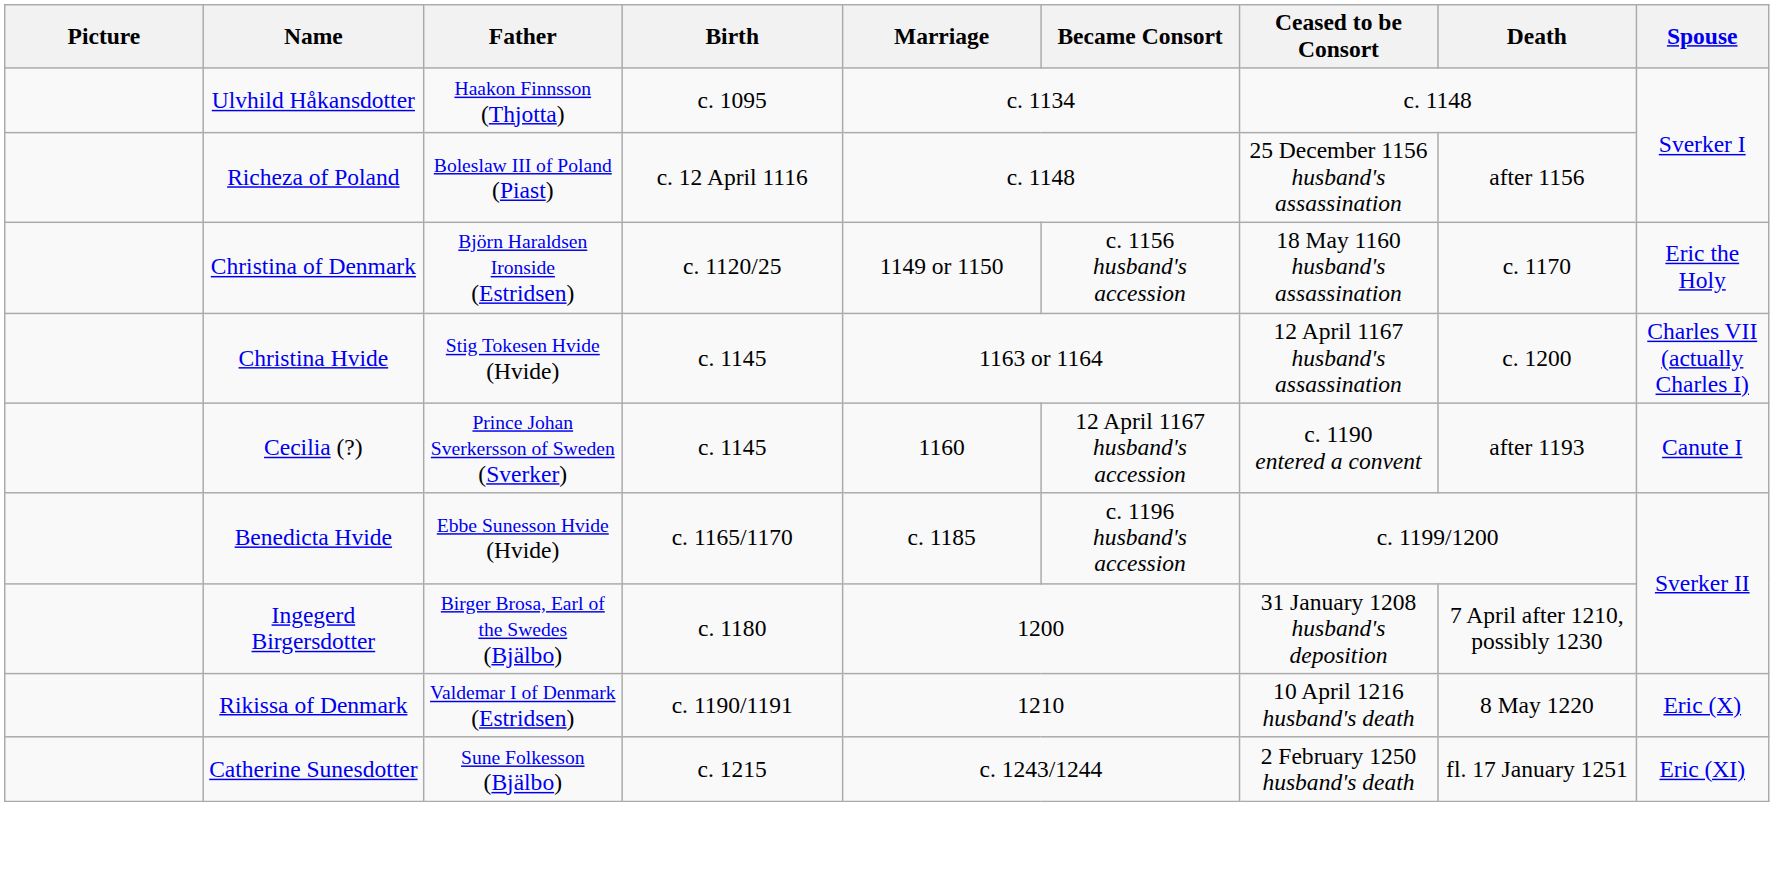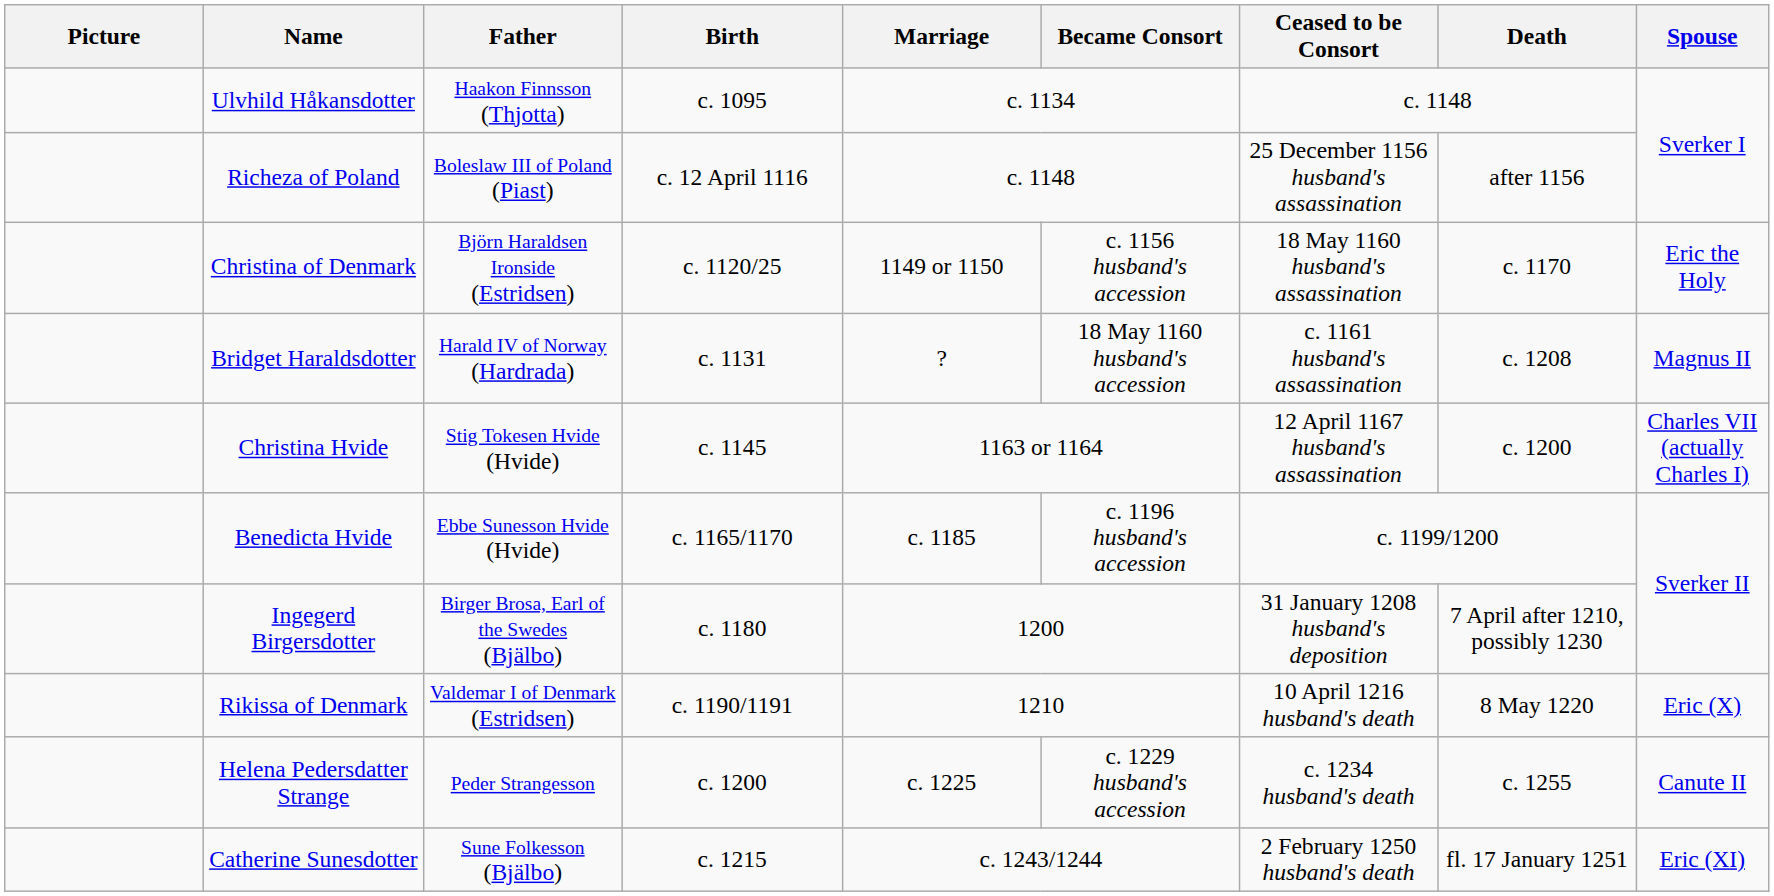+ row: (313, 357)
- row: (313, 447)
+ row: (313, 782)
